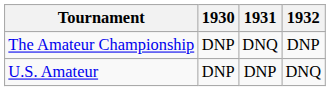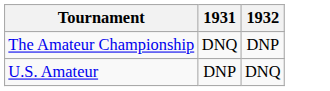- column: (218, 18)
